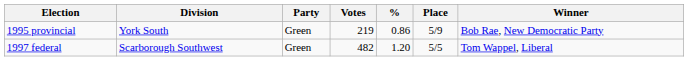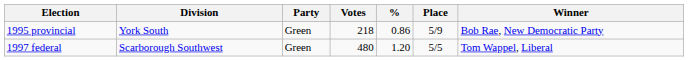(365, 30) 219 -> (365, 30) 218
(365, 47) 482 -> (365, 47) 480
